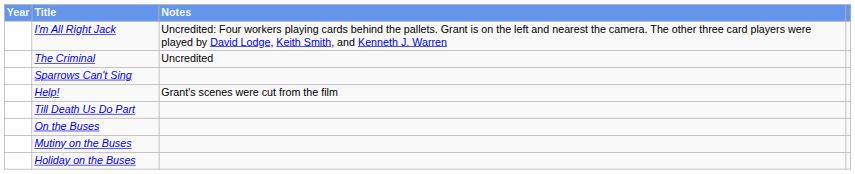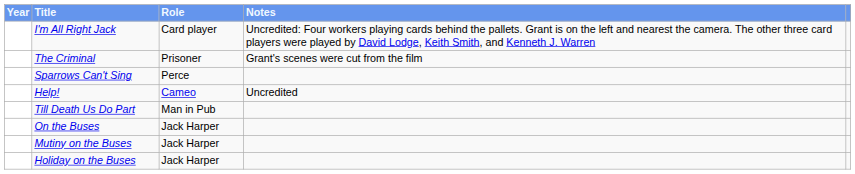+ column: (173, 13)
(187, 59) Uncredited -> (334, 59) Grant's scenes were cut from the film
(250, 93) Grant's scenes were cut from the film -> (272, 93) Uncredited
